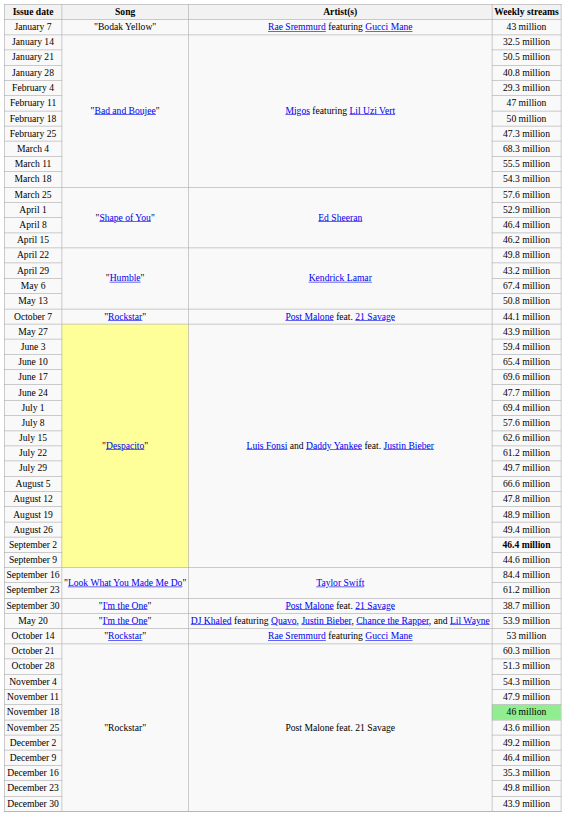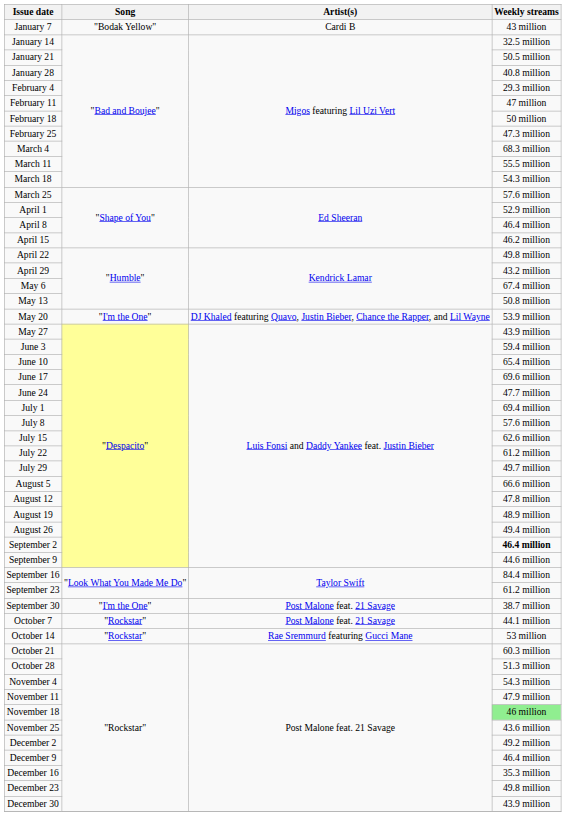(340, 27) Rae Sremmurd featuring Gucci Mane -> (340, 27) Cardi B
rows swapped: (33, 621) <-> (33, 316)
